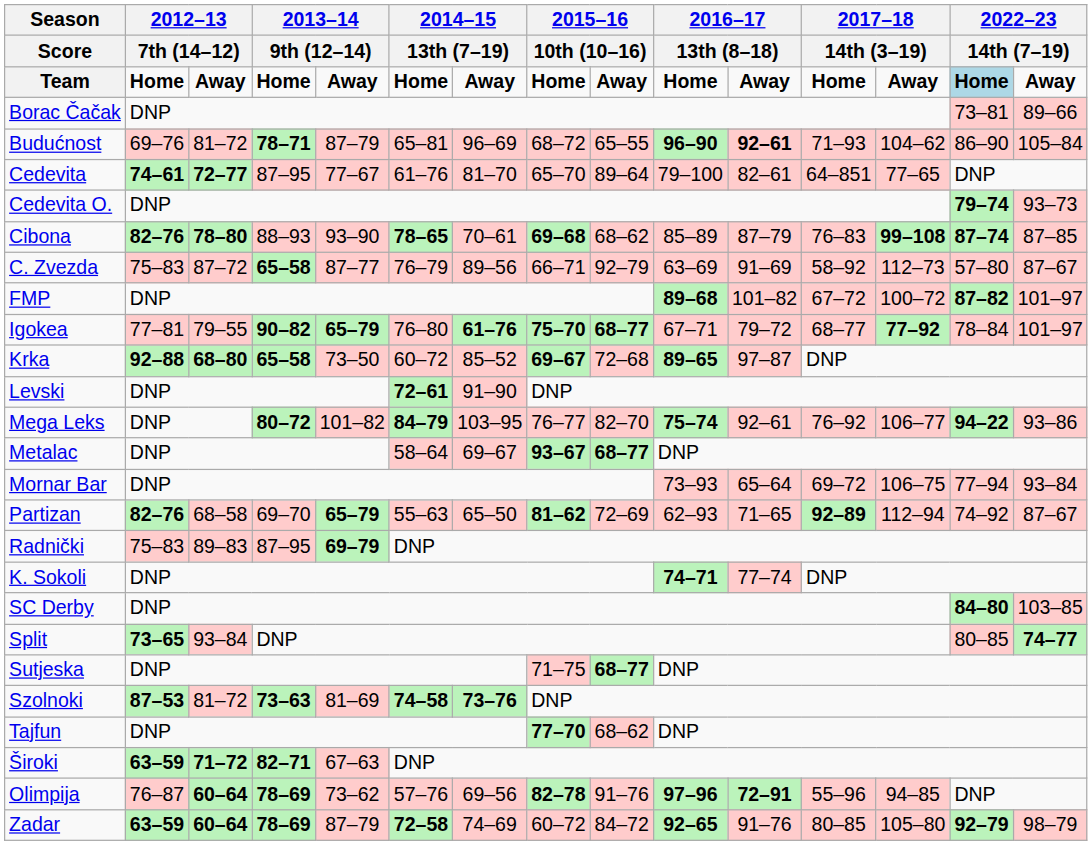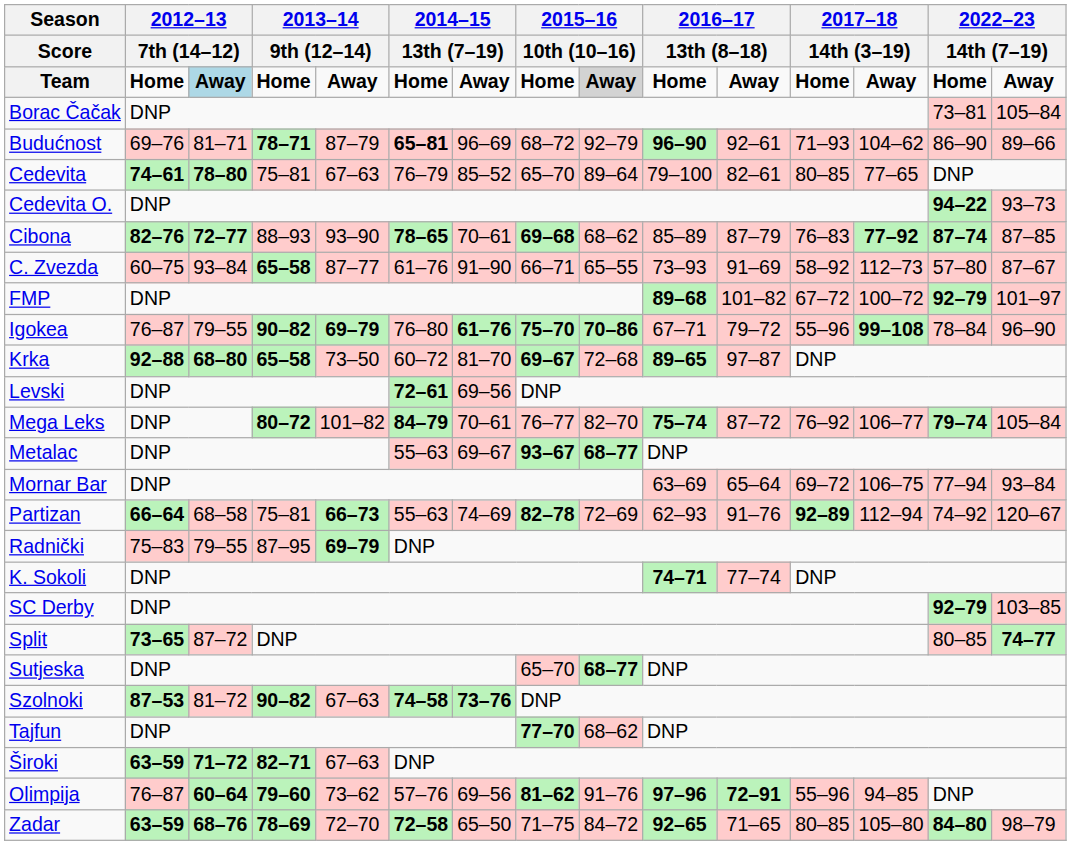(220, 81) no background -> (220, 81) lightblue background
(622, 81) no background -> (611, 81) lightgrey background
(982, 81) lightblue background -> (960, 81) no background
(1050, 112) 89–66 -> (1029, 112) 105–84
(220, 143) 81–72 -> (220, 143) 81–71
(421, 143) normal -> (421, 143) bold
(622, 143) 65–55 -> (611, 143) 92–79
(765, 143) bold -> (754, 143) normal
(1050, 143) 105–84 -> (1029, 143) 89–66
(220, 174) 72–77 -> (220, 174) 78–80
(284, 174) 87–95 -> (284, 174) 75–81
(352, 174) 77–67 -> (352, 174) 67–63
(421, 174) 61–76 -> (421, 174) 76–79
(490, 174) 81–70 -> (484, 174) 85–52
(839, 174) 64–851 -> (822, 174) 80–85
(982, 205) 79–74 -> (960, 205) 94–22
(220, 236) 78–80 -> (220, 236) 72–77
(913, 236) 99–108 -> (891, 236) 77–92
(157, 267) 75–83 -> (157, 267) 60–75
(220, 267) 87–72 -> (220, 267) 93–84
(421, 267) 76–79 -> (421, 267) 61–76
(490, 267) 89–56 -> (484, 267) 91–90
(622, 267) 92–79 -> (611, 267) 65–55
(690, 267) 63–69 -> (680, 267) 73–93
(982, 298) 87–82 -> (960, 298) 92–79
(157, 329) 77–81 -> (157, 329) 76–87
(352, 329) 65–79 -> (352, 329) 69–79
(622, 329) 68–77 -> (611, 329) 70–86
(839, 329) 68–77 -> (822, 329) 55–96
(913, 329) 77–92 -> (891, 329) 99–108
(1050, 329) 101–97 -> (1029, 329) 96–90
(490, 360) 85–52 -> (484, 360) 81–70
(490, 391) 91–90 -> (484, 391) 69–56
(490, 422) 103–95 -> (484, 422) 70–61
(765, 422) 92–61 -> (754, 422) 87–72
(982, 422) 94–22 -> (960, 422) 79–74
(1050, 422) 93–86 -> (1029, 422) 105–84
(421, 453) 58–64 -> (421, 453) 55–63
(690, 484) 73–93 -> (680, 484) 63–69
(157, 515) 82–76 -> (157, 515) 66–64
(284, 515) 69–70 -> (284, 515) 75–81
(352, 515) 65–79 -> (352, 515) 66–73
(490, 515) 65–50 -> (484, 515) 74–69
(558, 515) 81–62 -> (548, 515) 82–78
(765, 515) 71–65 -> (754, 515) 91–76
(1050, 515) 87–67 -> (1029, 515) 120–67
(220, 546) 89–83 -> (220, 546) 79–55
(982, 608) 84–80 -> (960, 608) 92–79
(220, 639) 93–84 -> (220, 639) 87–72
(558, 670) 71–75 -> (548, 670) 65–70
(284, 701) 73–63 -> (284, 701) 90–82
(352, 701) 81–69 -> (352, 701) 67–63
(284, 793) 78–69 -> (284, 793) 79–60
(558, 793) 82–78 -> (548, 793) 81–62
(220, 824) 60–64 -> (220, 824) 68–76
(352, 824) 87–79 -> (352, 824) 72–70
(490, 824) 74–69 -> (484, 824) 65–50
(558, 824) 60–72 -> (548, 824) 71–75
(765, 824) 91–76 -> (754, 824) 71–65
(982, 824) 92–79 -> (960, 824) 84–80
